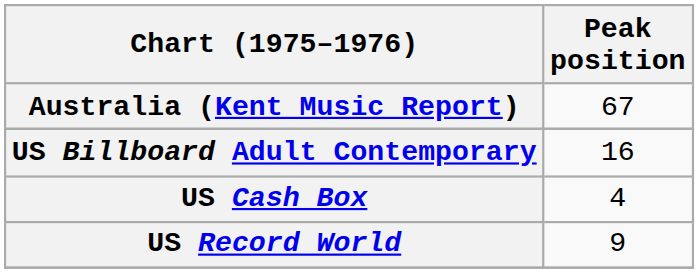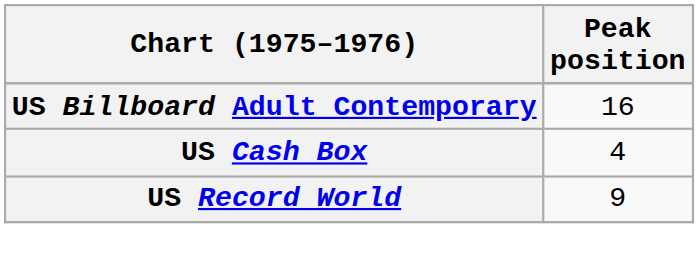- row: (274, 107)
